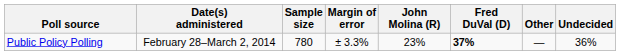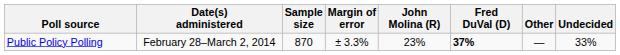(304, 42) 780 -> (304, 42) 870
(586, 42) 36% -> (586, 42) 33%
